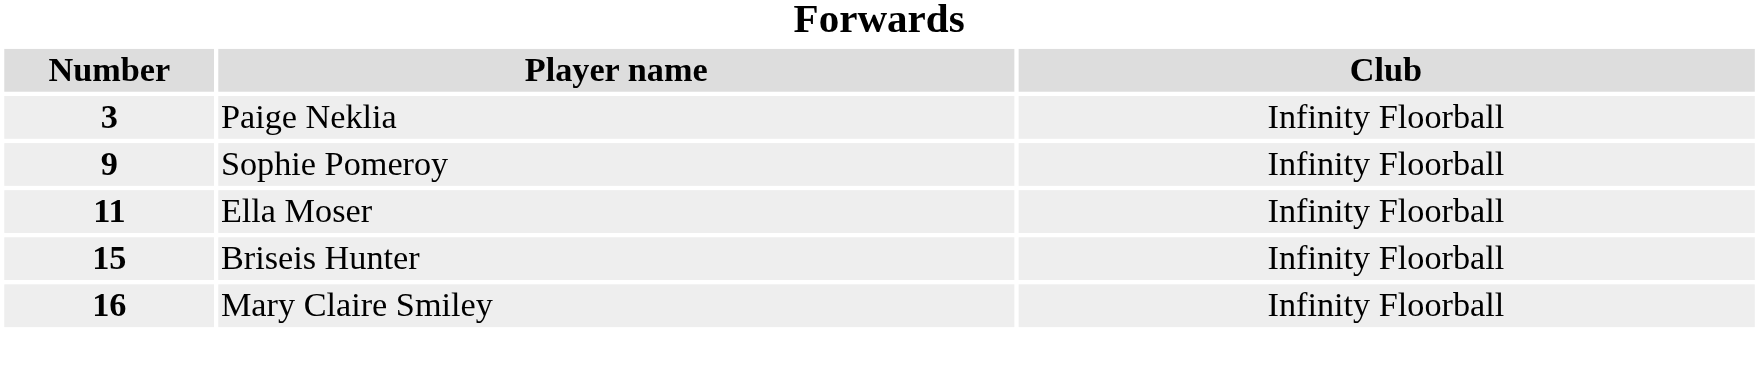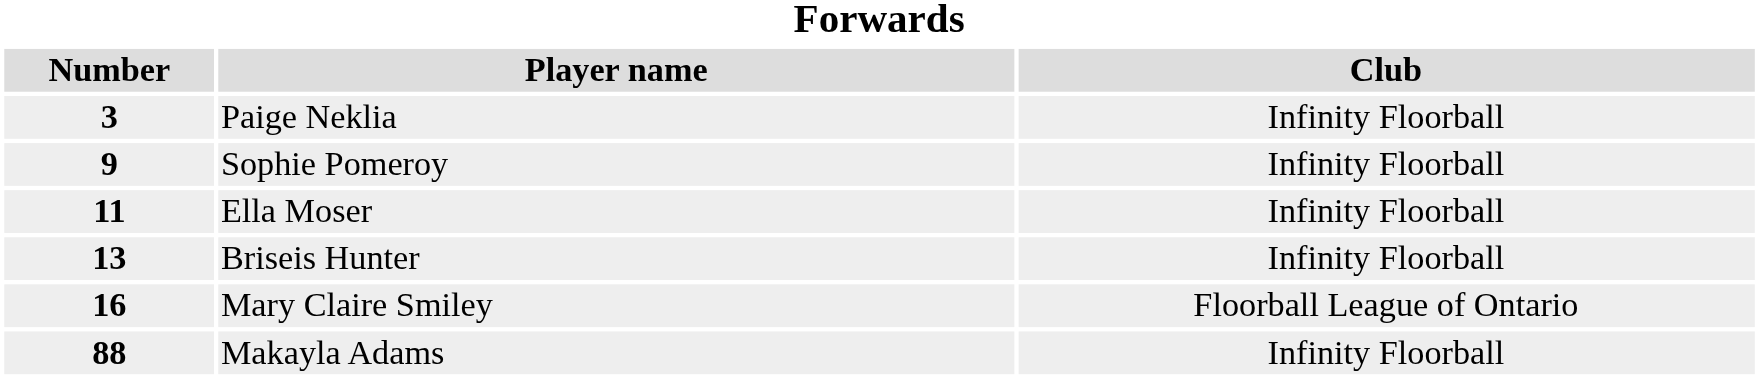(109, 258) 15 -> (109, 258) 13
(1386, 305) Infinity Floorball -> (1386, 305) Floorball League of Ontario
+ row: (333, 352)
